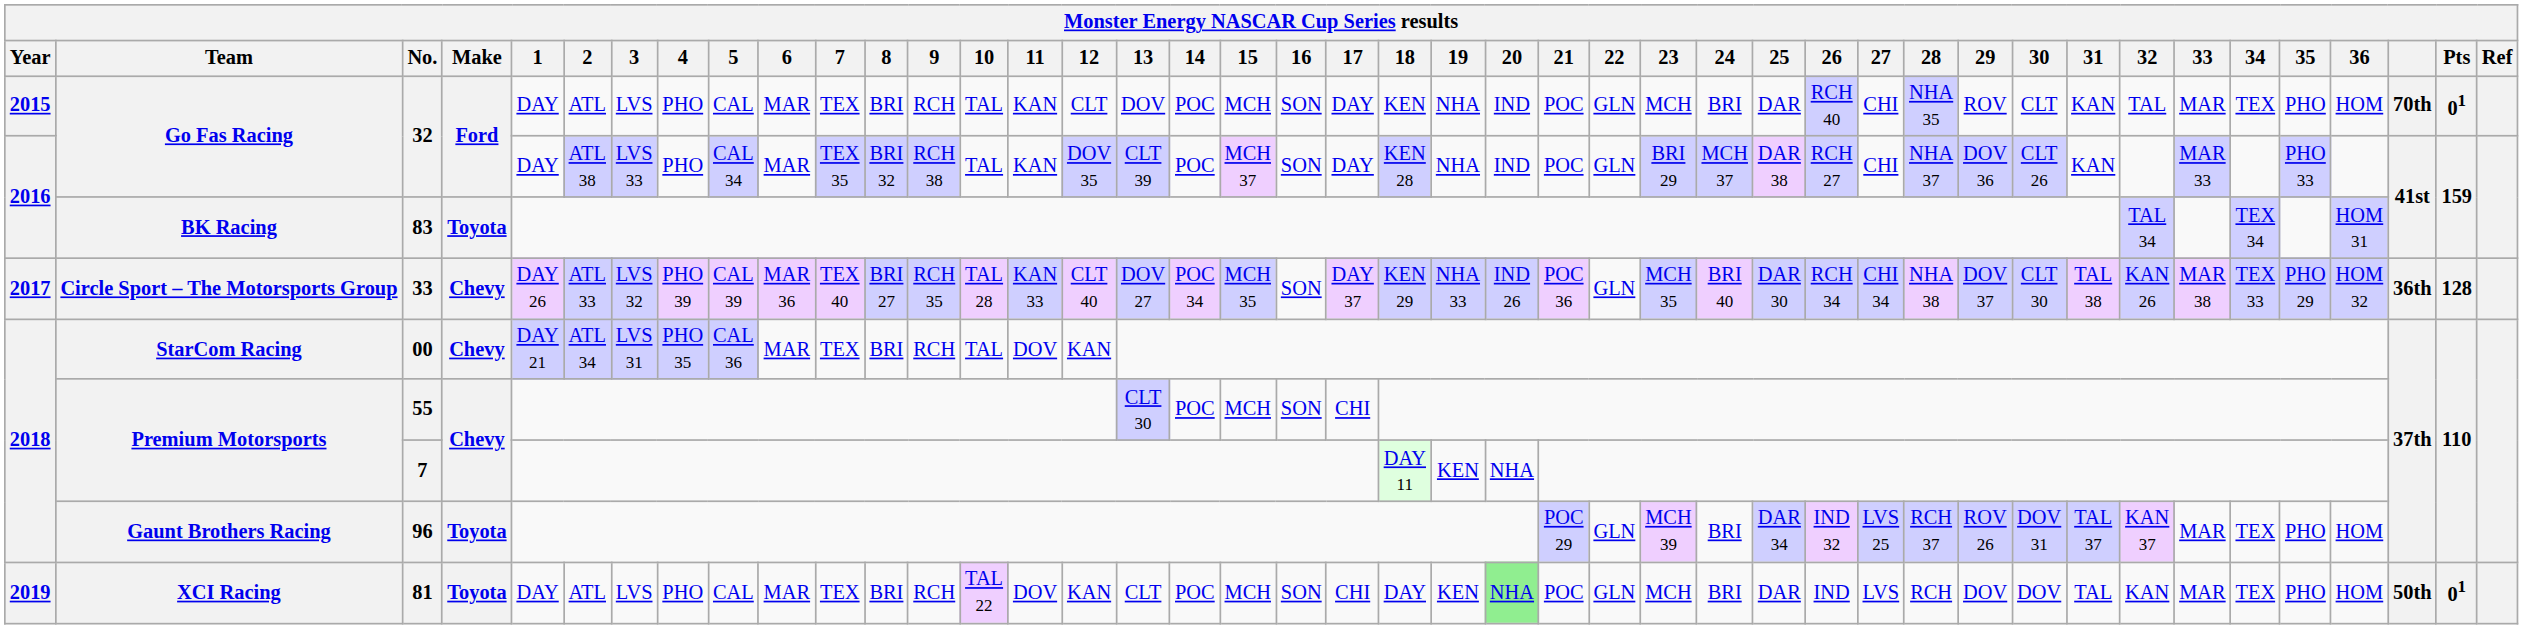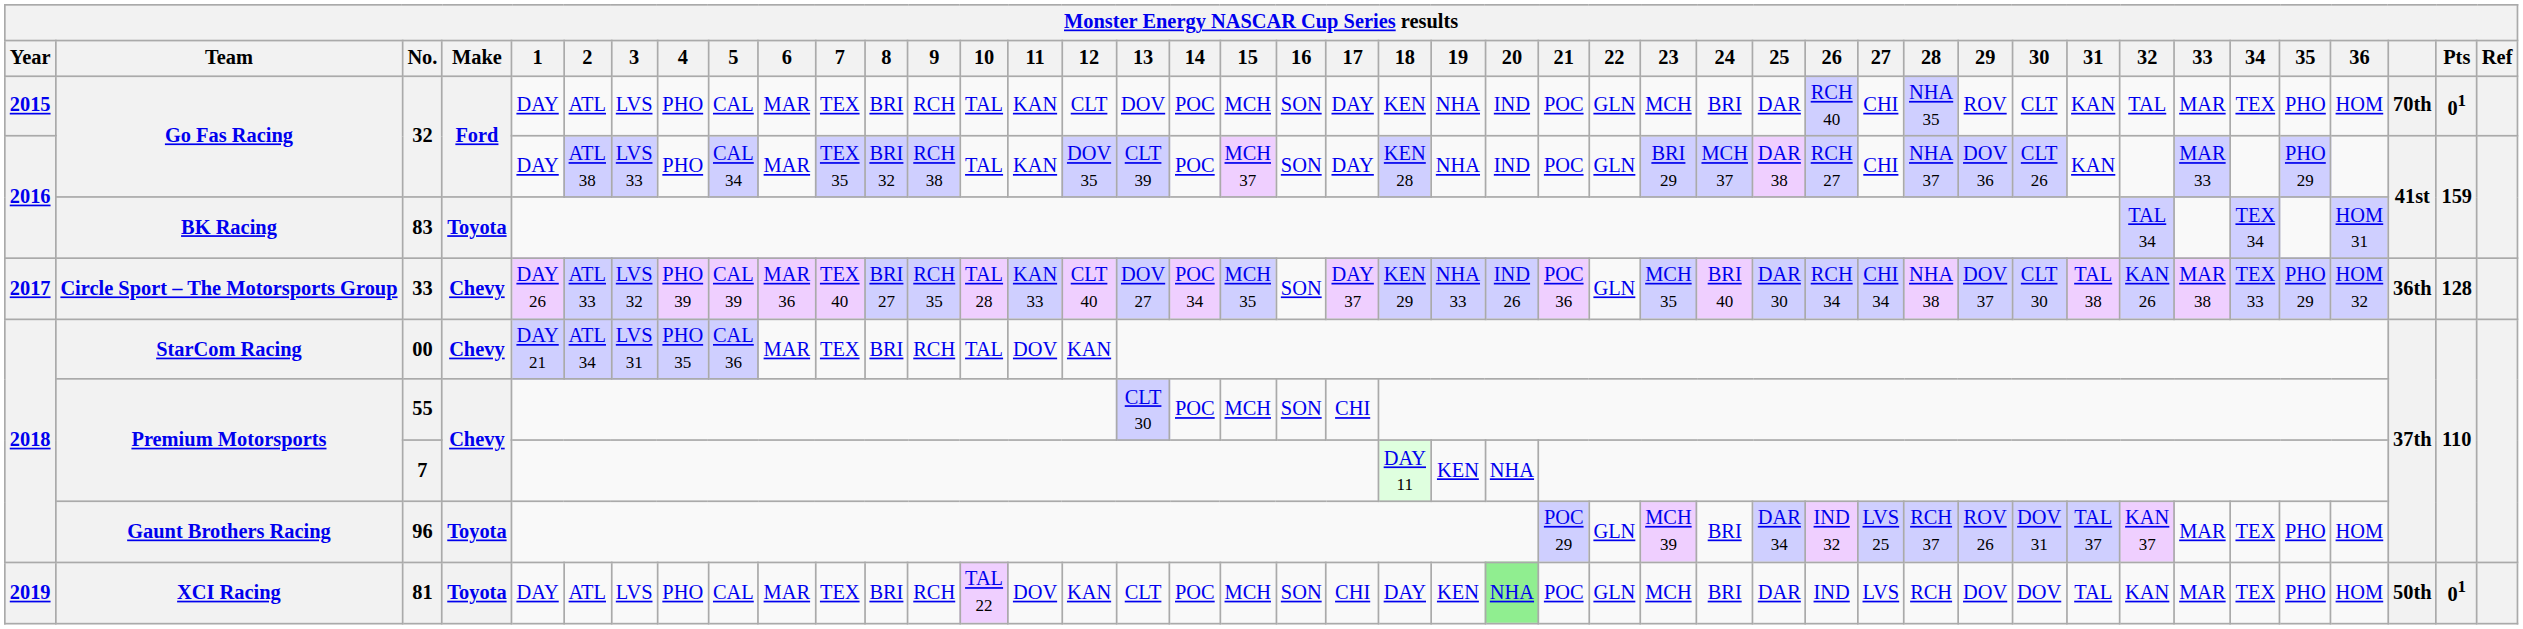(2305, 165) PHO 33 -> (2305, 165) PHO 29
